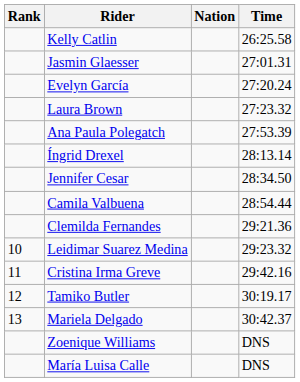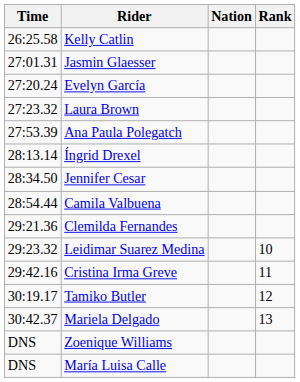columns swapped: (24, 16) <-> (267, 16)
